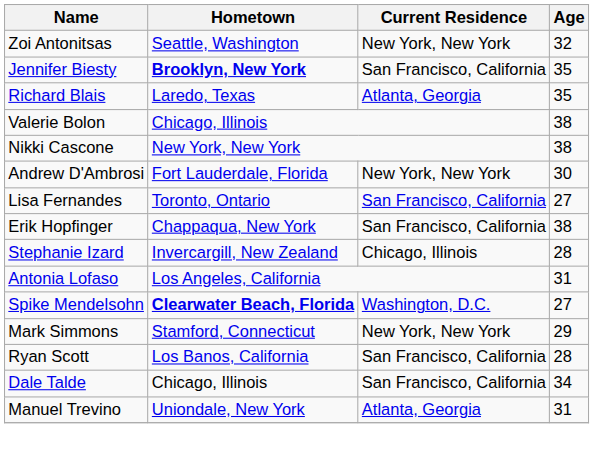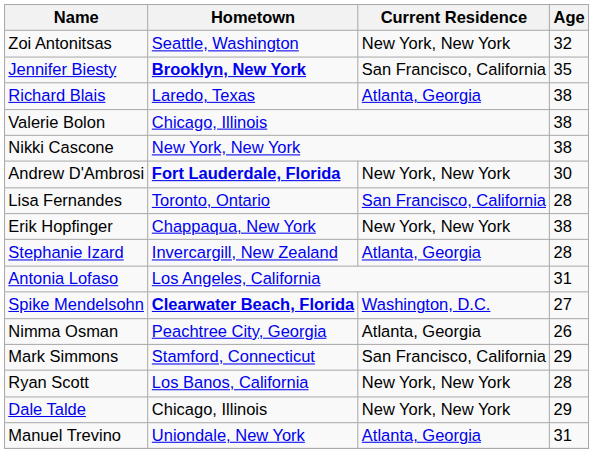(563, 95) 35 -> (563, 95) 38
(240, 174) normal -> (246, 174) bold
(563, 200) 27 -> (563, 200) 28
(454, 226) San Francisco, California -> (436, 226) New York, New York
(420, 252) Chicago, Illinois -> (421, 252) Atlanta, Georgia
+ row: (63, 331)
(436, 331) New York, New York -> (454, 357) San Francisco, California
(454, 357) San Francisco, California -> (436, 383) New York, New York
(454, 383) San Francisco, California -> (436, 409) New York, New York
(563, 383) 34 -> (563, 409) 29
